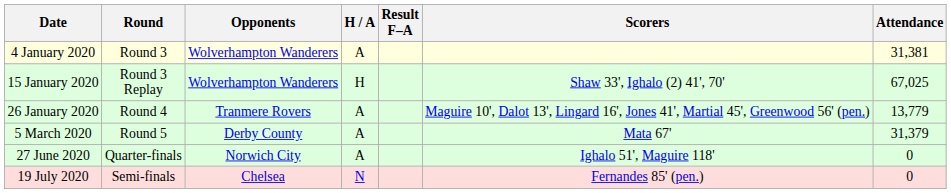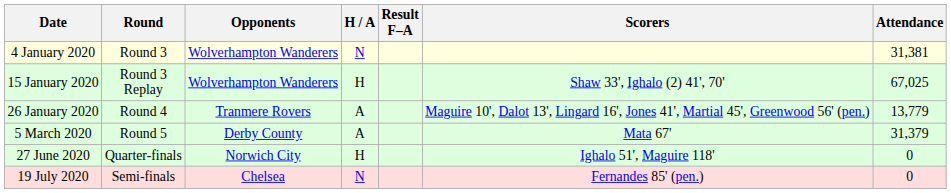(360, 52) A -> (360, 52) N
(360, 155) A -> (360, 155) H
